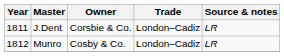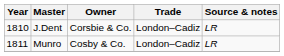(17, 28) 1811 -> (18, 28) 1810
(18, 43) 1812 -> (17, 43) 1811
